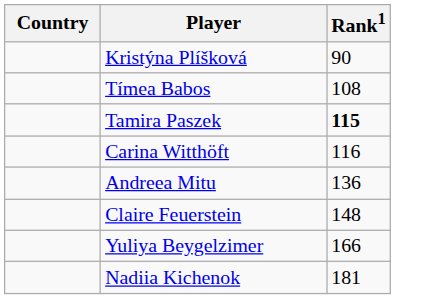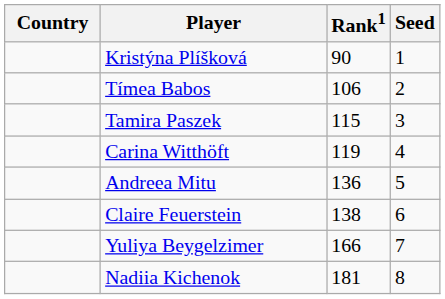+ column: (415, 22)
(346, 88) 108 -> (346, 88) 106
(346, 119) bold -> (346, 119) normal
(346, 151) 116 -> (346, 151) 119
(346, 214) 148 -> (346, 214) 138
